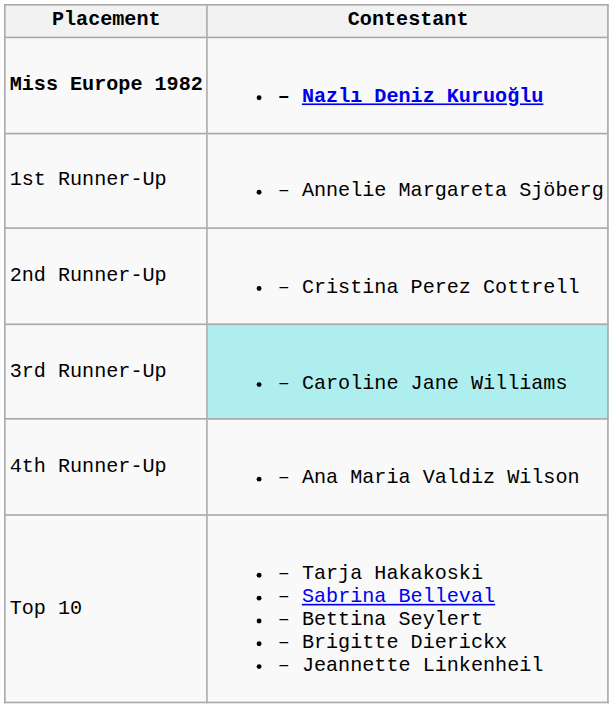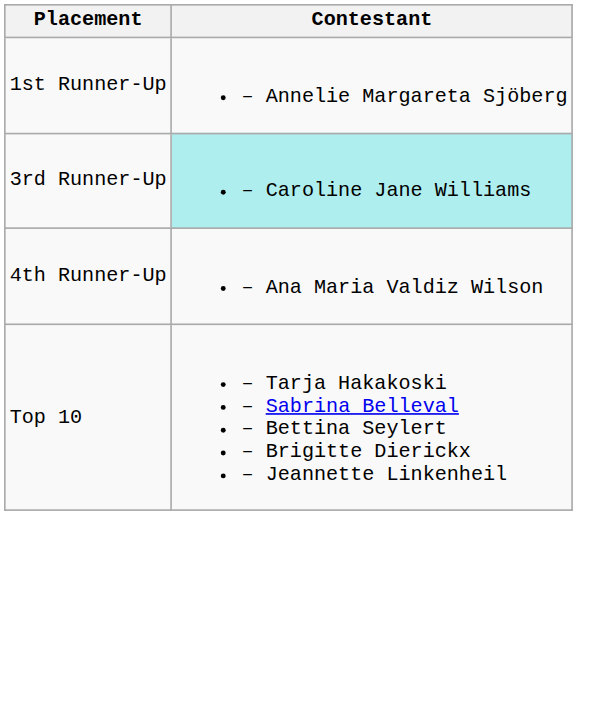- row: (106, 85)
- row: (88, 277)
